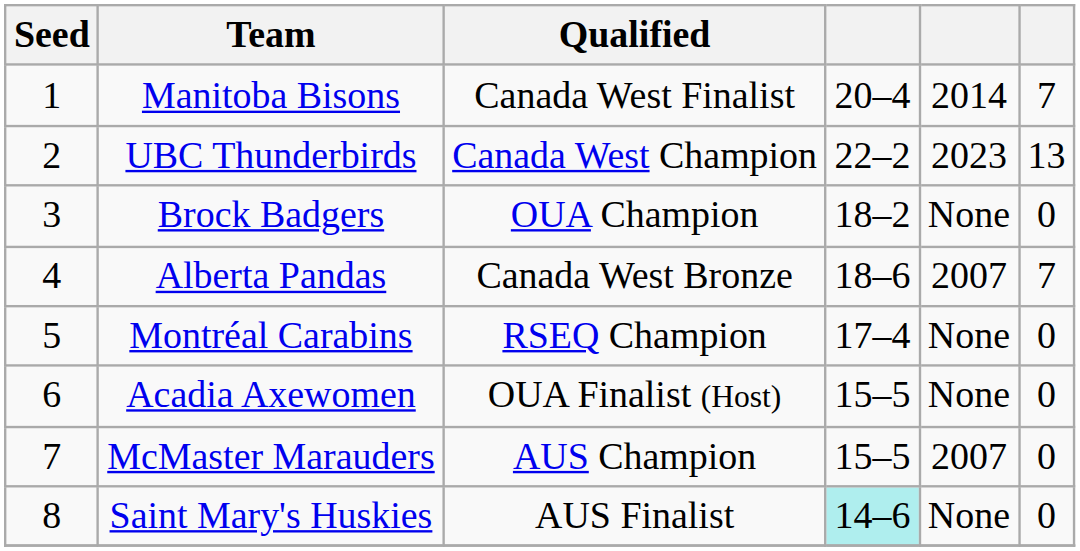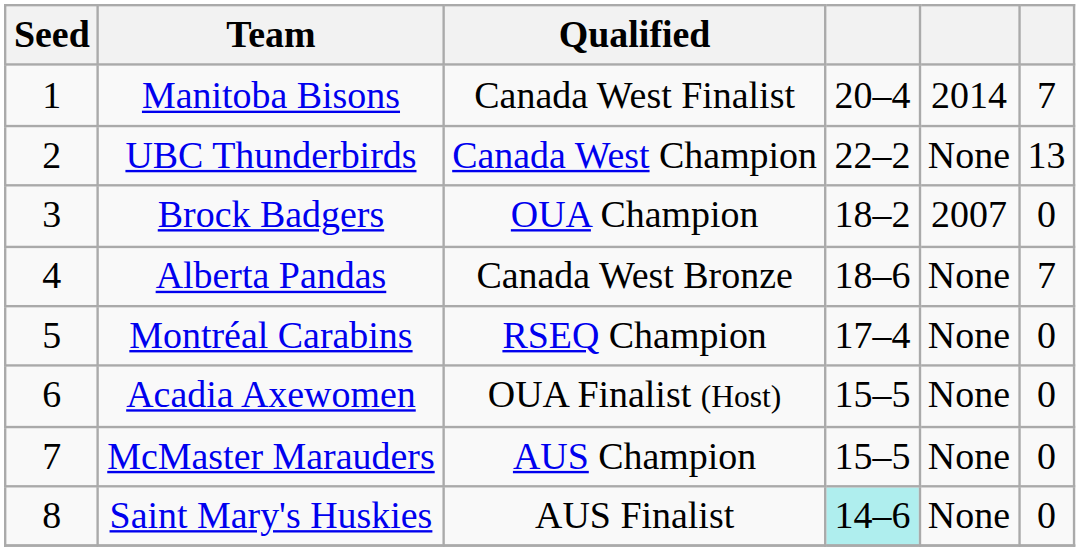(969, 154) 2023 -> (969, 154) None
(969, 214) None -> (969, 214) 2007
(969, 275) 2007 -> (969, 275) None
(969, 455) 2007 -> (969, 455) None
